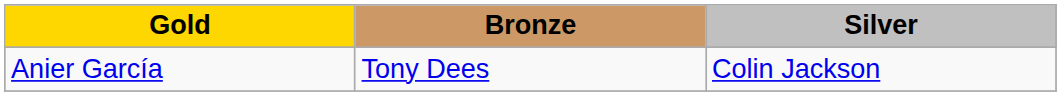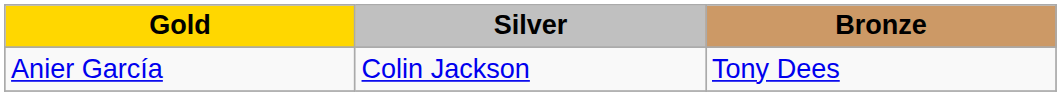columns swapped: (881, 25) <-> (531, 25)
